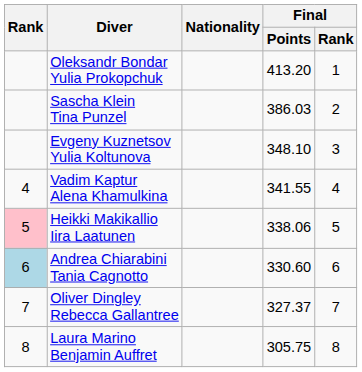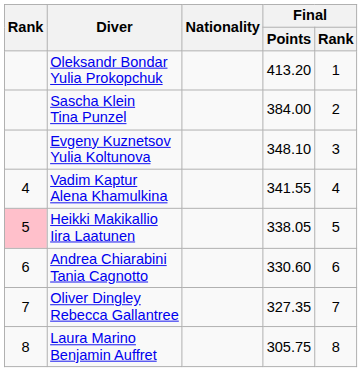(289, 109) 386.03 -> (289, 109) 384.00
(289, 228) 338.06 -> (289, 228) 338.05
(26, 267) lightblue background -> (26, 267) no background
(289, 307) 327.37 -> (289, 307) 327.35
